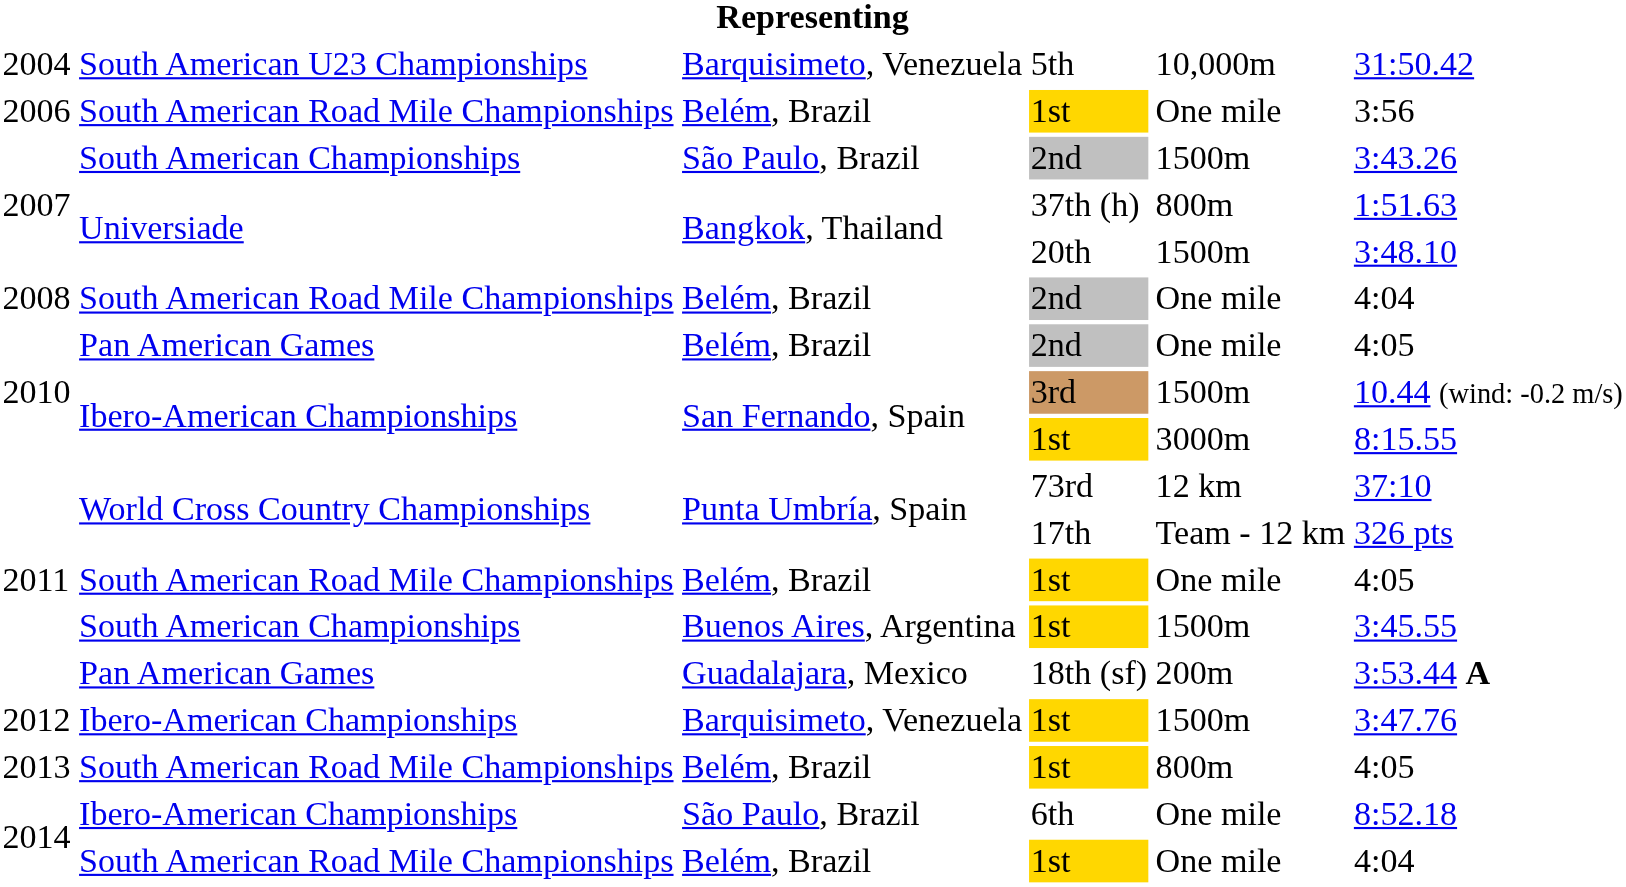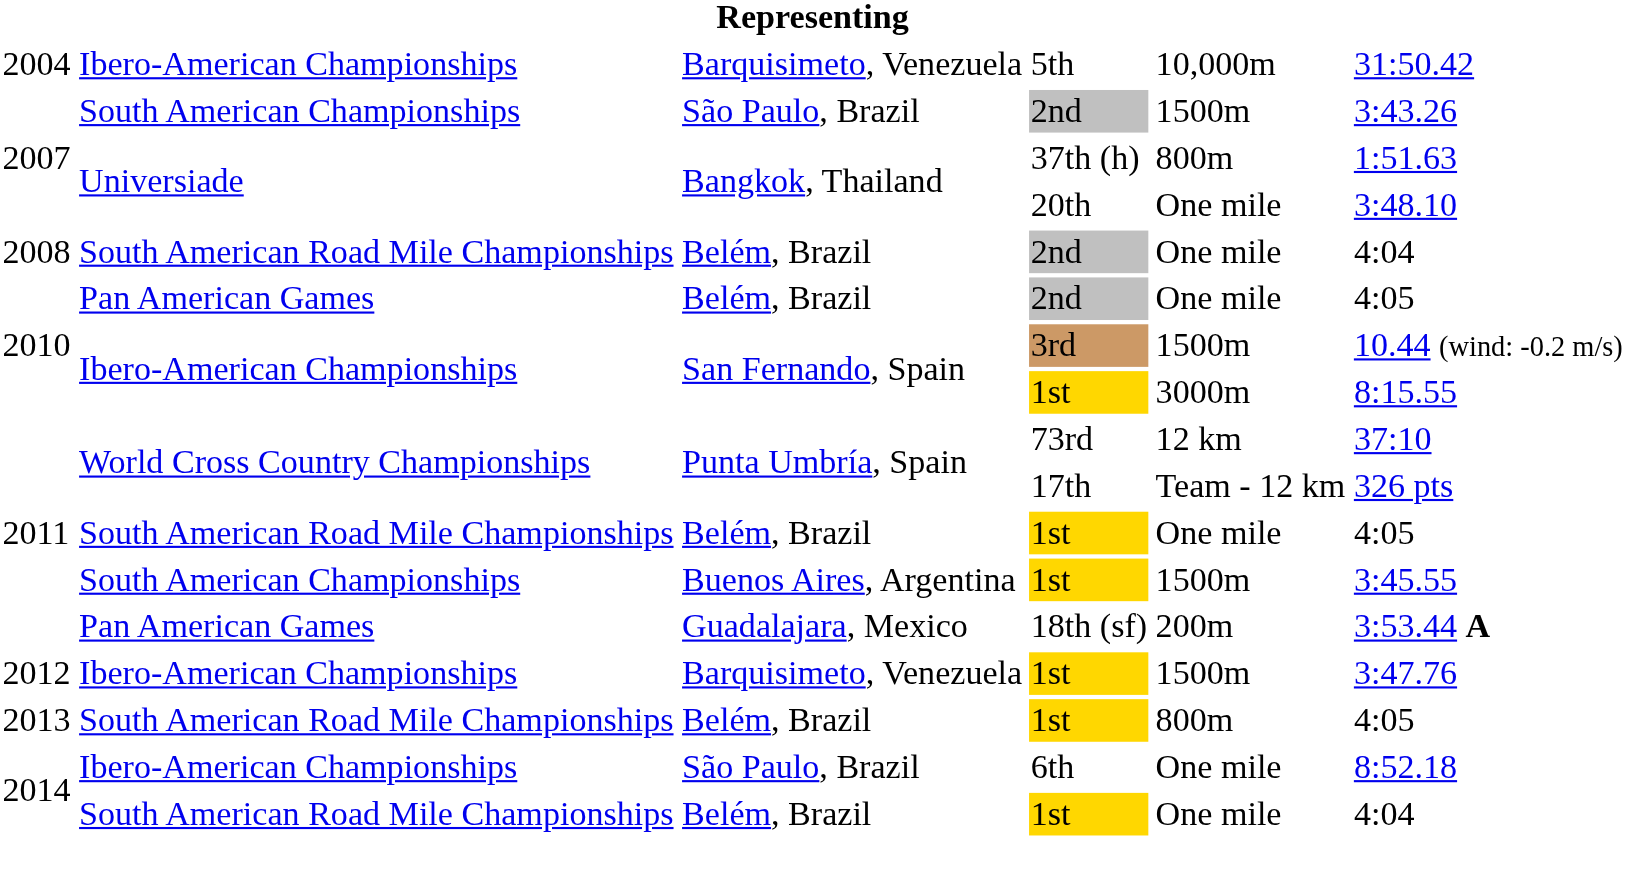(333, 63) South American U23 Championships -> (298, 63) Ibero-American Championships
- row: (36, 110)
(1203, 251) 1500m -> (1219, 204) One mile
